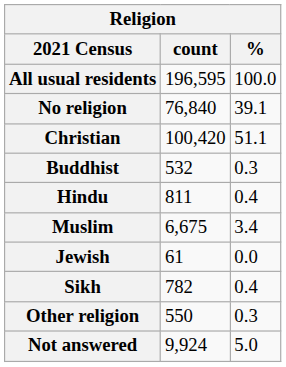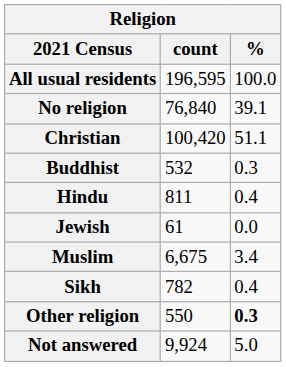rows swapped: (83, 256) <-> (83, 227)
(246, 316) normal -> (246, 316) bold
